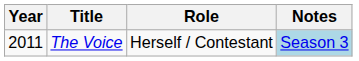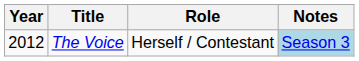(26, 42) 2011 -> (26, 42) 2012
